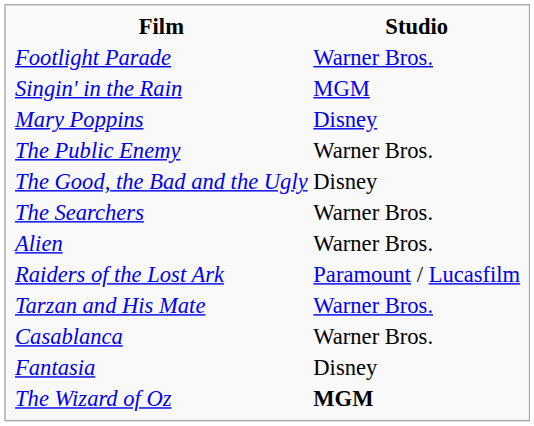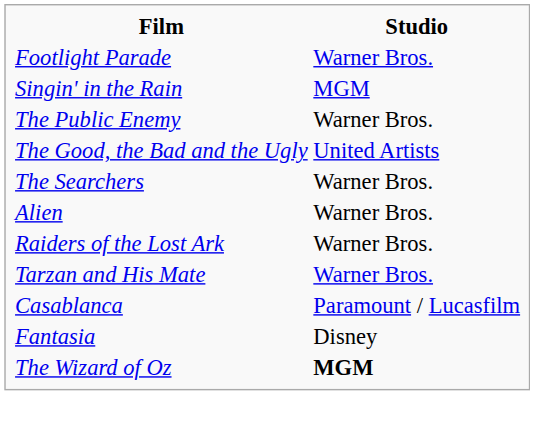- row: (79, 119)
(345, 181) Disney -> (376, 150) United Artists
(417, 274) Paramount / Lucasfilm -> (373, 243) Warner Bros.
(373, 336) Warner Bros. -> (417, 305) Paramount / Lucasfilm
